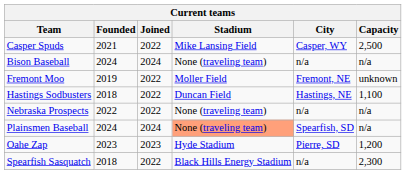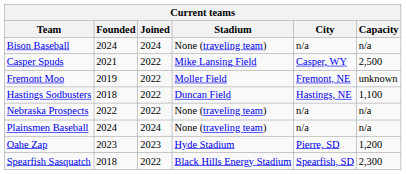rows swapped: (38, 62) <-> (35, 45)
(220, 128) lightsalmon background -> (220, 128) no background
(325, 128) Spearfish, SD -> (302, 128) n/a
(302, 161) n/a -> (325, 161) Spearfish, SD
